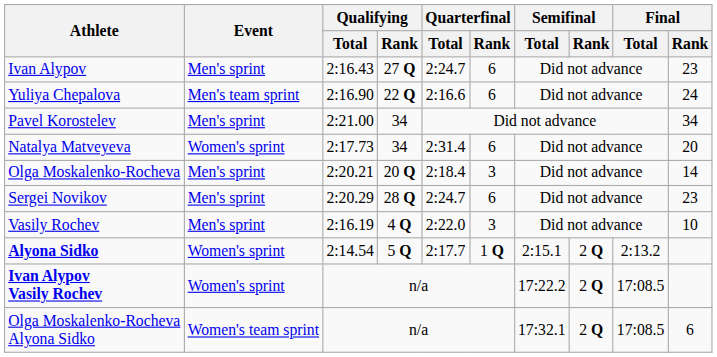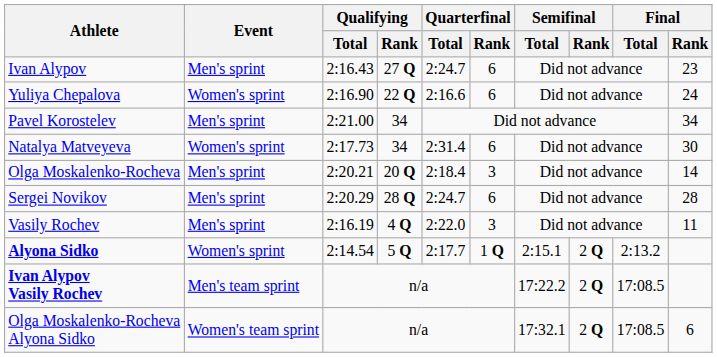(244, 95) Men's team sprint -> (236, 95) Women's sprint
(690, 147) 20 -> (690, 147) 30
(690, 199) 23 -> (690, 199) 28
(690, 224) 10 -> (690, 224) 11
(236, 285) Women's sprint -> (244, 285) Men's team sprint
